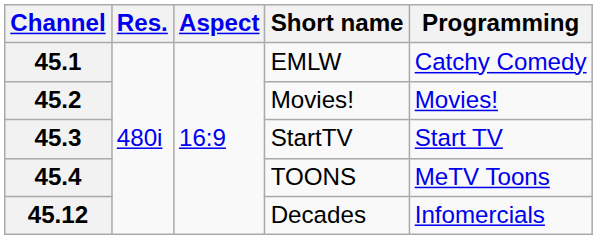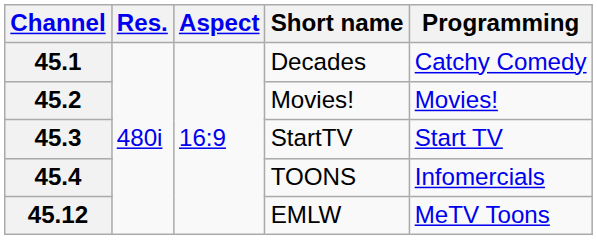(306, 61) EMLW -> (318, 61) Decades
(482, 176) MeTV Toons -> (480, 176) Infomercials
(318, 215) Decades -> (306, 215) EMLW
(480, 215) Infomercials -> (482, 215) MeTV Toons
